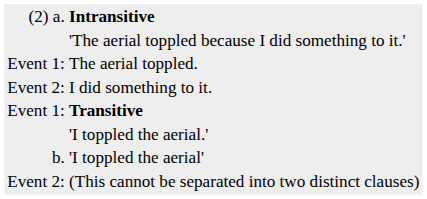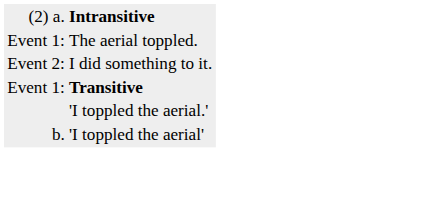- row: (237, 40)
- row: (244, 181)
